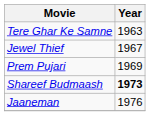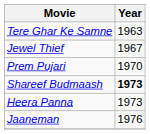(130, 66) 1969 -> (130, 66) 1970
+ row: (40, 102)
